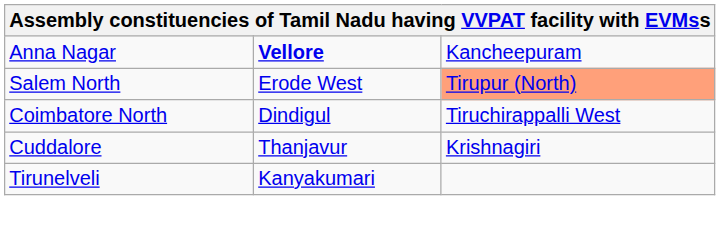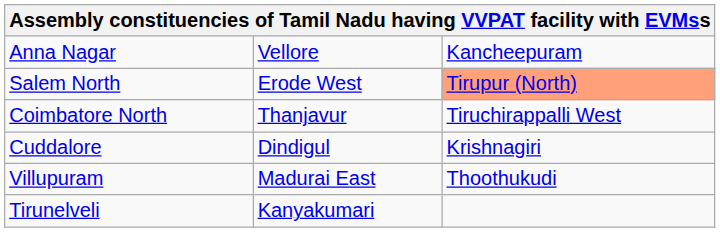(291, 52) bold -> (288, 52) normal
(294, 115) Dindigul -> (302, 115) Thanjavur
(303, 147) Thanjavur -> (294, 147) Dindigul
+ row: (56, 178)
